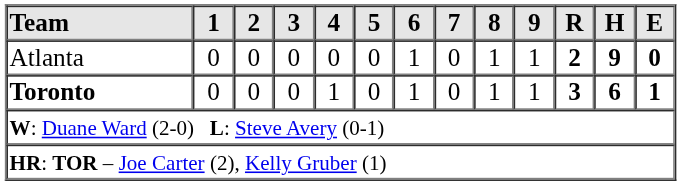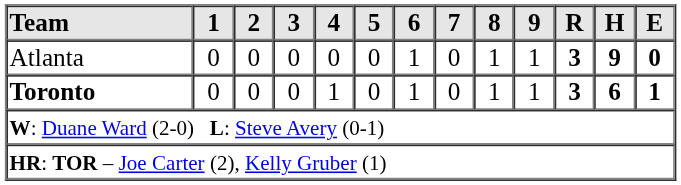(574, 57) 2 -> (574, 57) 3
